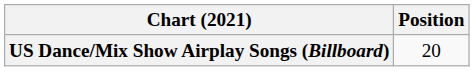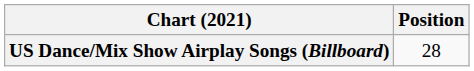(431, 50) 20 -> (431, 50) 28
